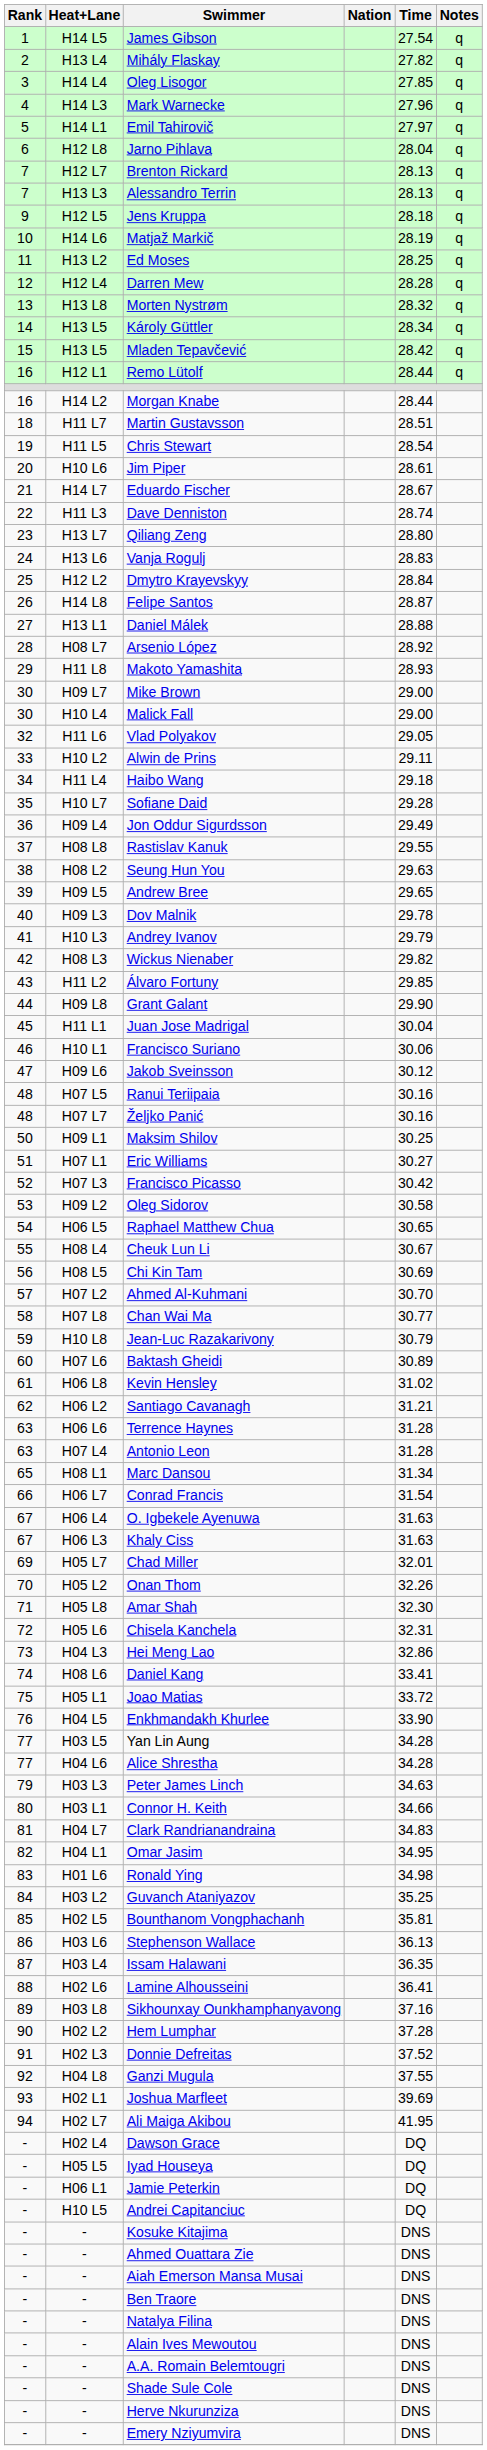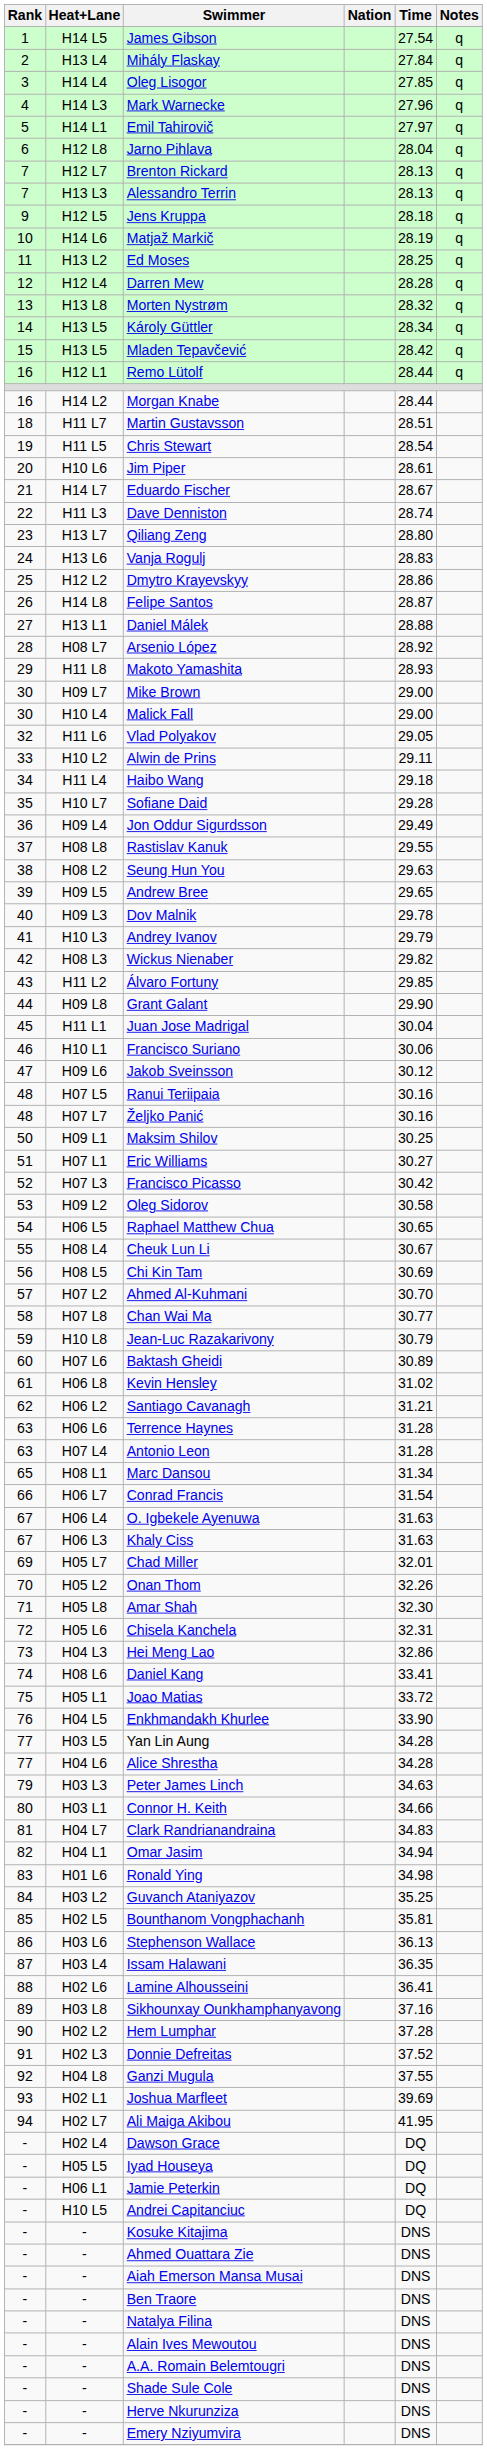(416, 60) 27.82 -> (416, 60) 27.84
(416, 580) 28.84 -> (416, 580) 28.86
(416, 1853) 34.95 -> (416, 1853) 34.94
